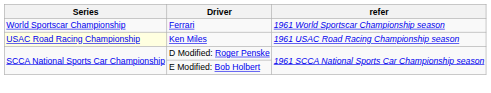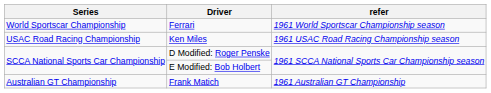(73, 39) lightyellow background -> (73, 39) no background
+ row: (194, 81)
